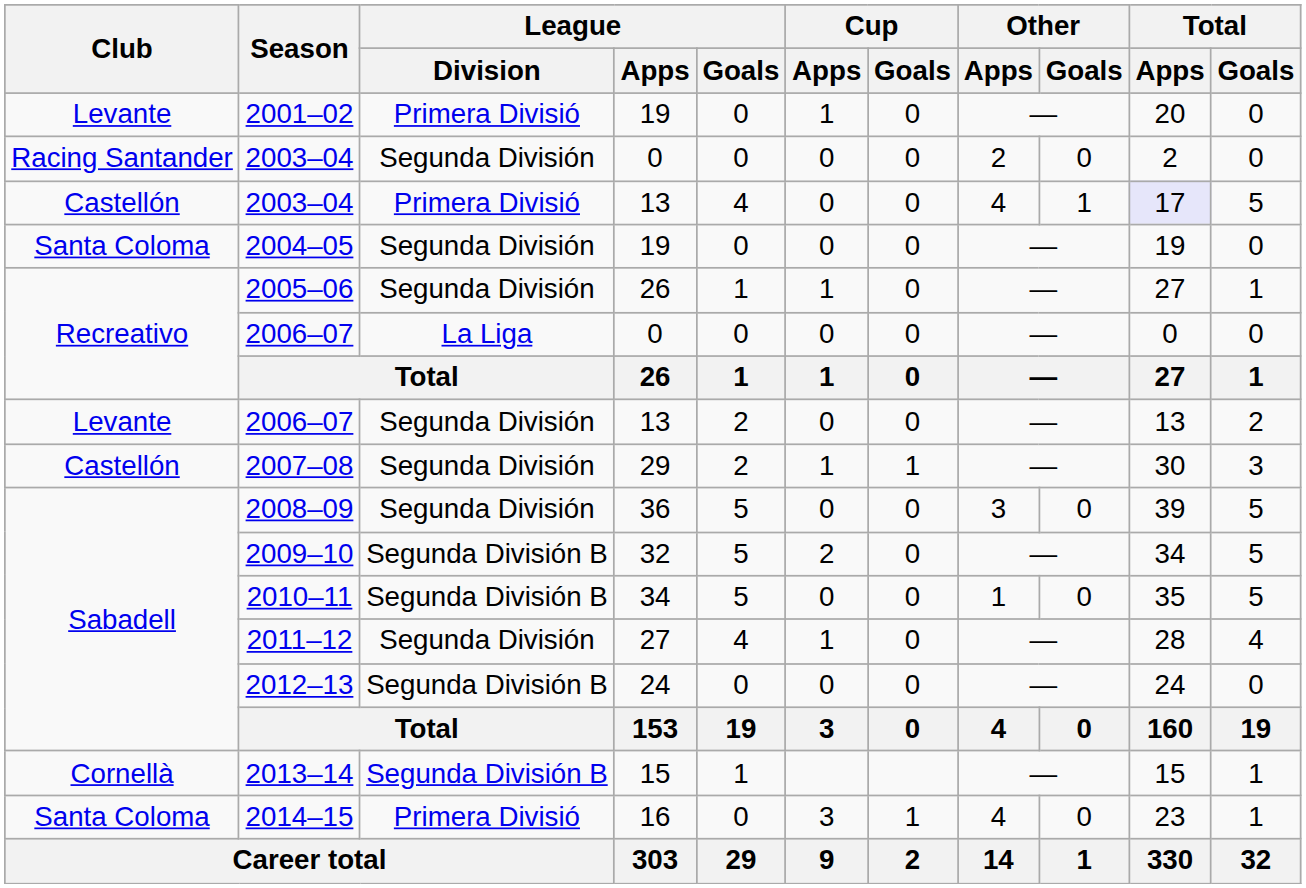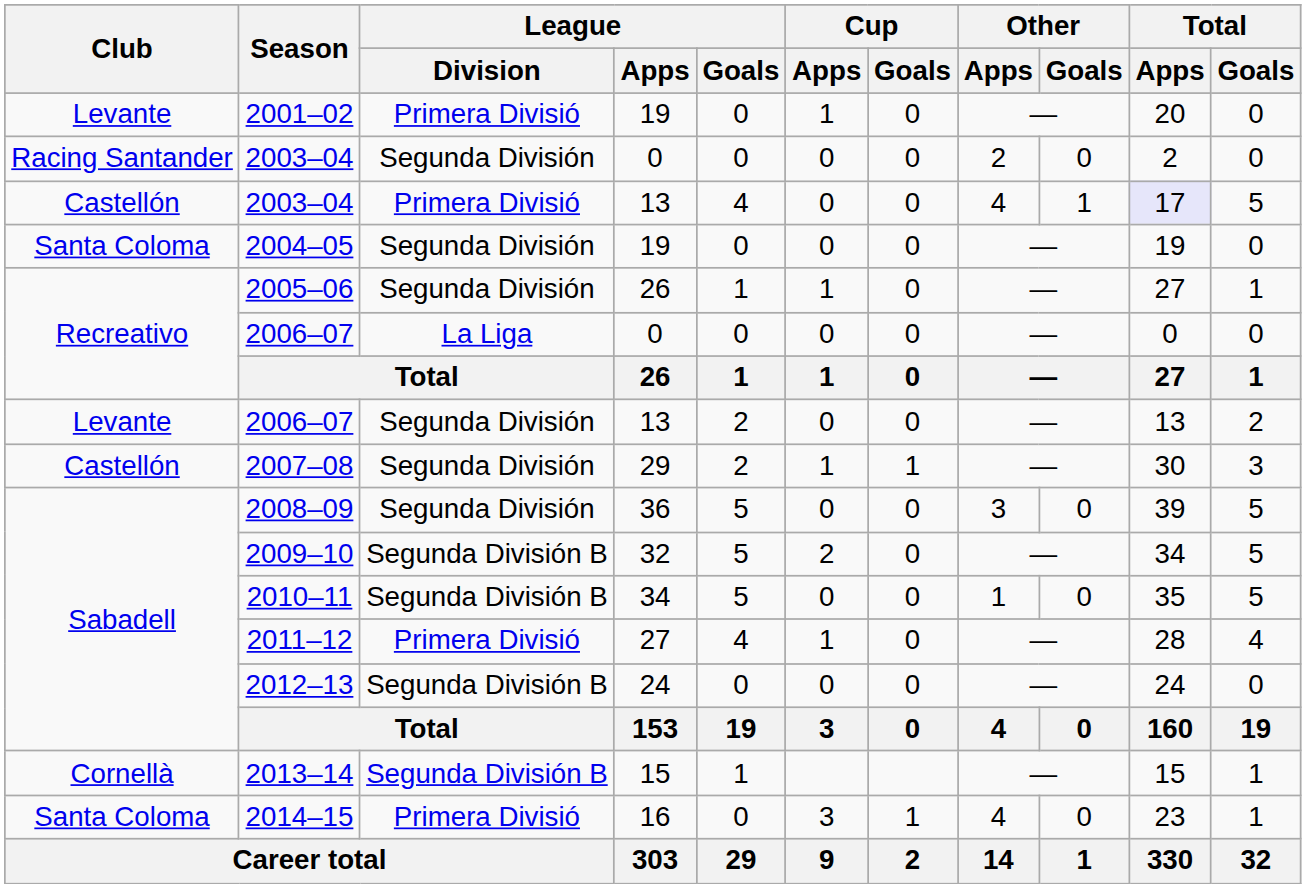(487, 641) Segunda División -> (487, 641) Primera Divisió
